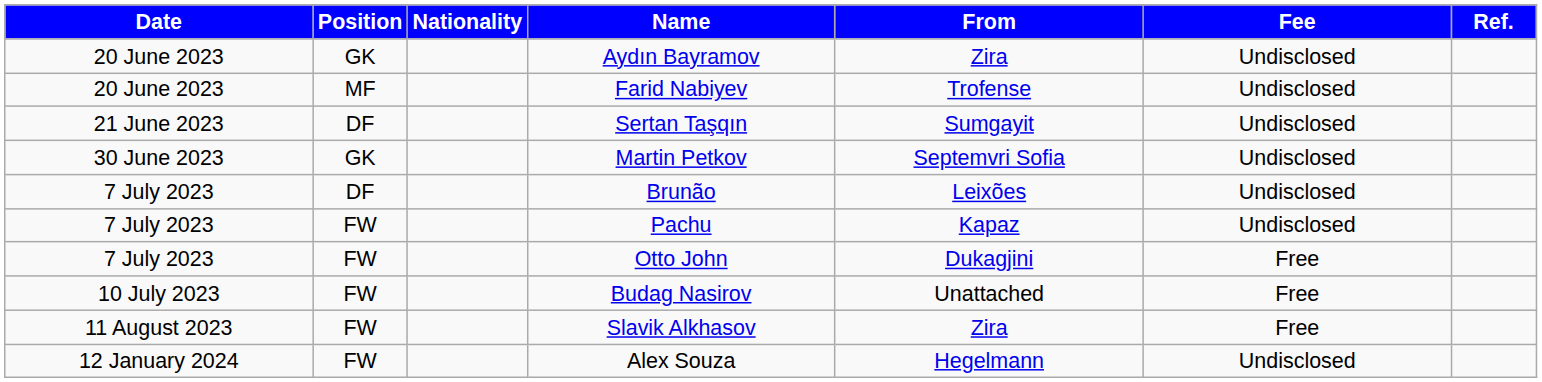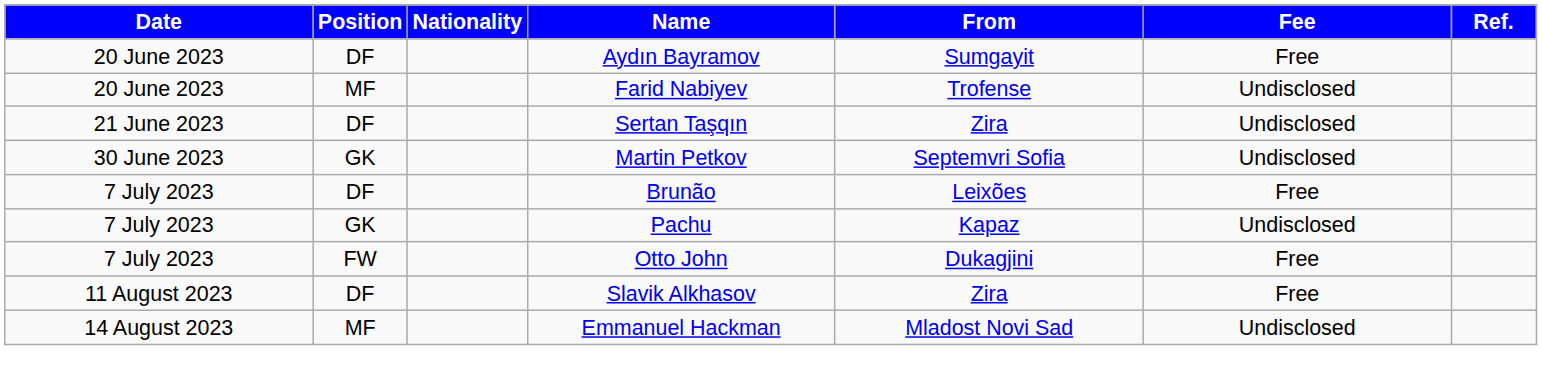(360, 56) GK -> (360, 56) DF
(989, 56) Zira -> (989, 56) Sumgayit
(1297, 56) Undisclosed -> (1297, 56) Free
(989, 124) Sumgayit -> (989, 124) Zira
(1297, 192) Undisclosed -> (1297, 192) Free
(360, 225) FW -> (360, 225) GK
- row: (681, 293)
(360, 327) FW -> (360, 293) DF
+ row: (681, 327)
- row: (681, 361)
